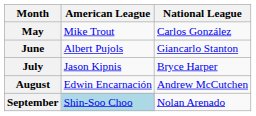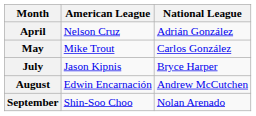+ row: (33, 31)
- row: (33, 48)
(98, 102) lightblue background -> (98, 102) no background
